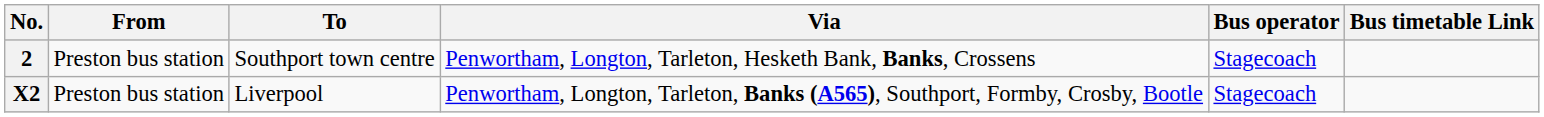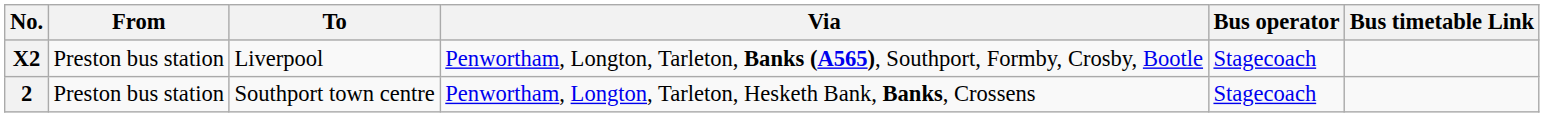rows swapped: (27, 58) <-> (27, 93)
